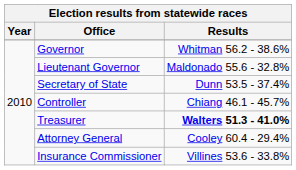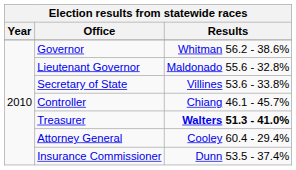(242, 85) Dunn 53.5 - 37.4% -> (238, 85) Villines 53.6 - 33.8%
(238, 156) Villines 53.6 - 33.8% -> (242, 156) Dunn 53.5 - 37.4%
